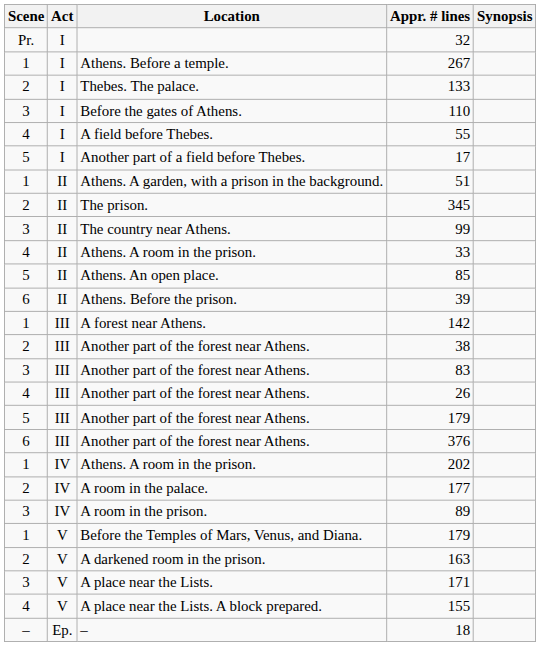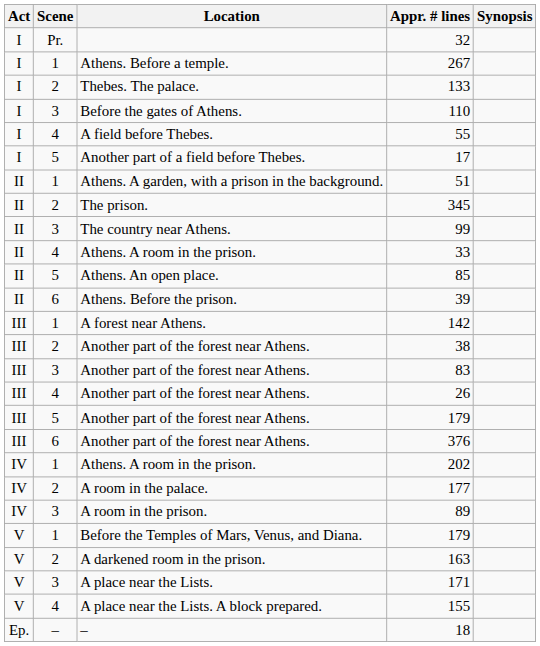columns swapped: (62, 16) <-> (26, 16)
